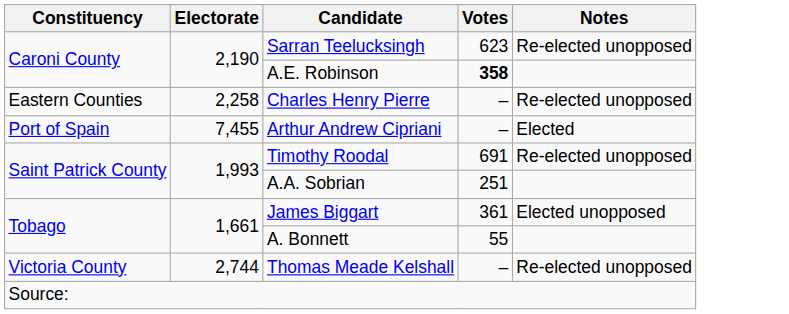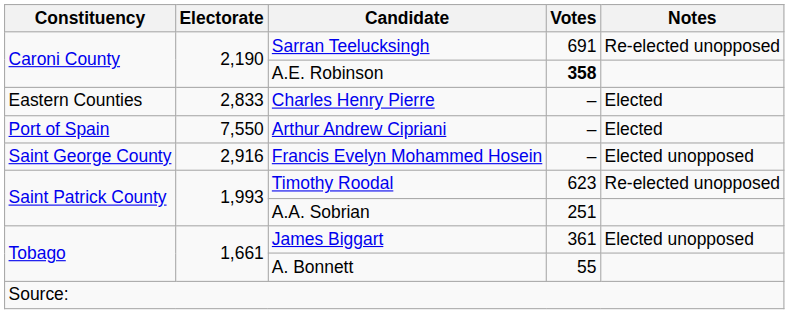(494, 45) 623 -> (582, 45) 691
(237, 101) 2,258 -> (242, 101) 2,833
(604, 101) Re-elected unopposed -> (634, 101) Elected
(237, 128) 7,455 -> (242, 128) 7,550
+ row: (407, 156)
(494, 156) 691 -> (582, 184) 623
- row: (361, 267)
